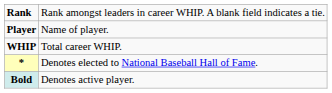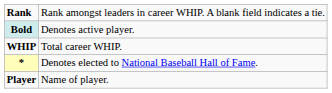rows swapped: (21, 29) <-> (21, 79)
